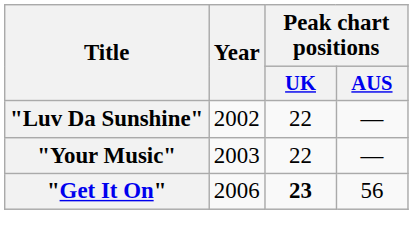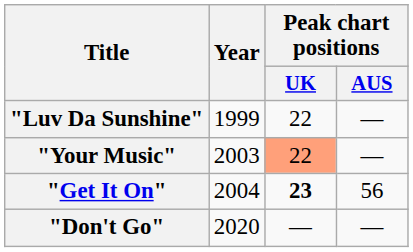(237, 118) 2002 -> (237, 118) 1999
(301, 154) no background -> (301, 154) lightsalmon background
(237, 191) 2006 -> (237, 191) 2004
+ row: (107, 227)
